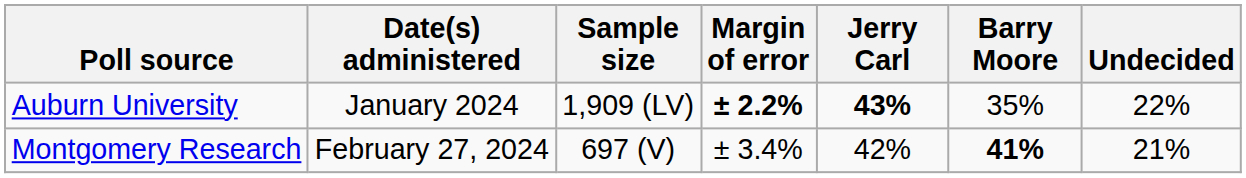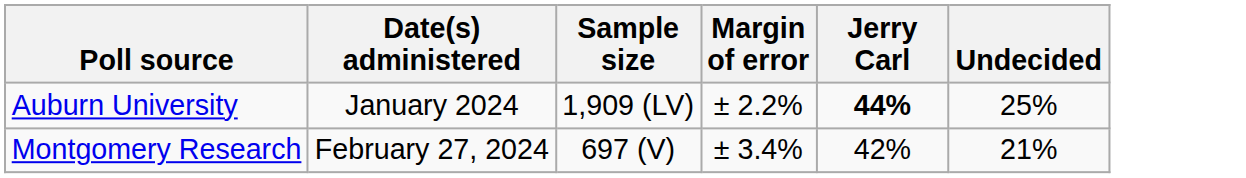- column: (1015, 44)
(758, 105) bold -> (758, 105) normal
(882, 105) 43% -> (882, 105) 44%
(1162, 105) 22% -> (1029, 105) 25%
